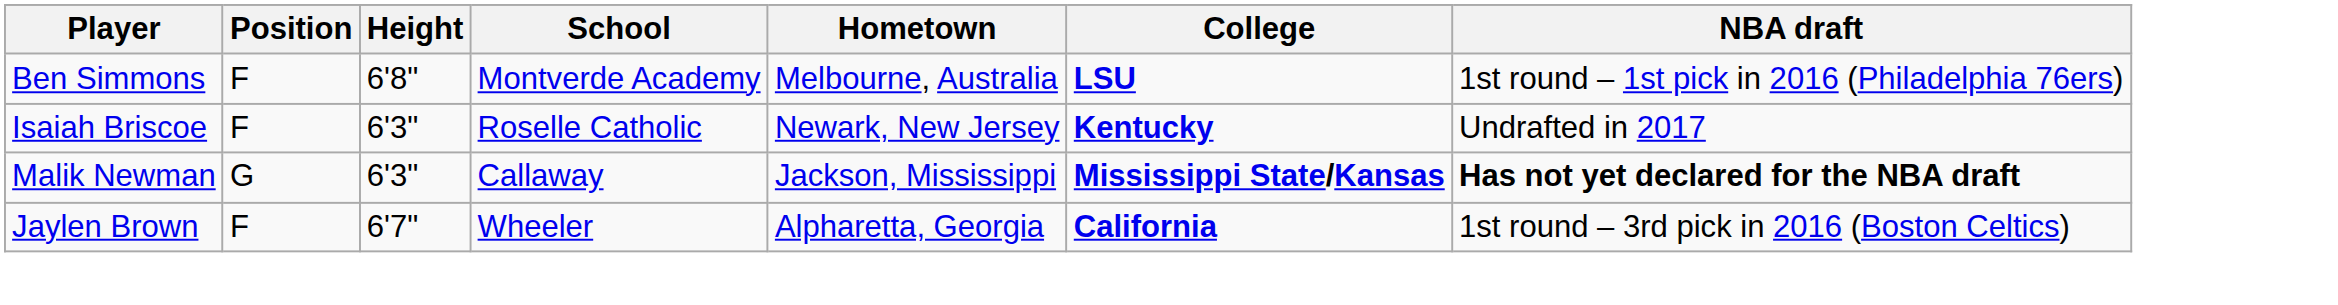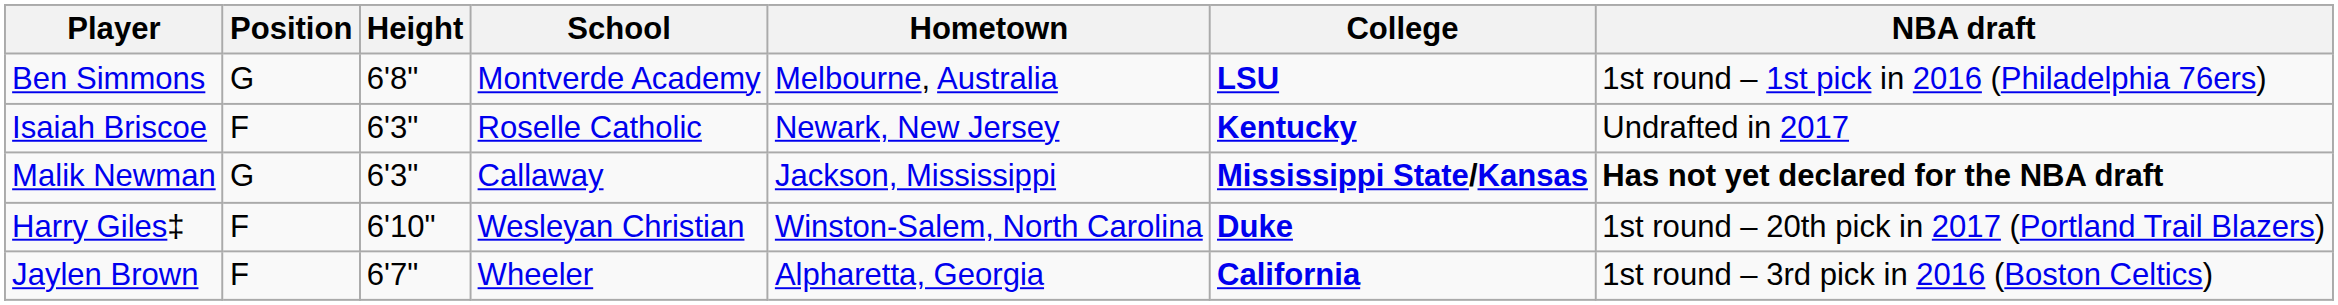(239, 78) F -> (242, 78) G
+ row: (98, 226)
